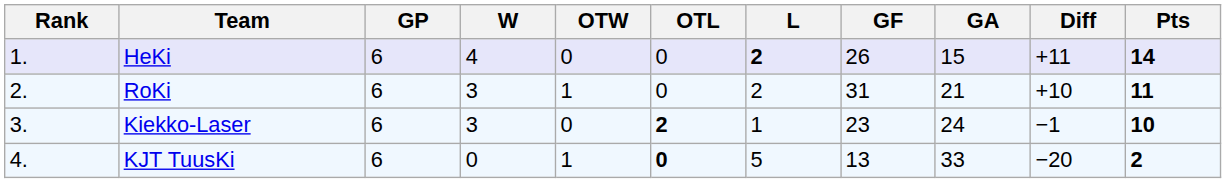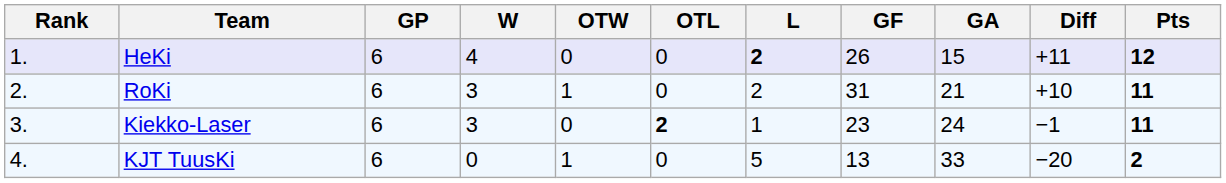(1143, 56) 14 -> (1143, 56) 12
(1143, 125) 10 -> (1142, 125) 11
(662, 159) bold -> (662, 159) normal
